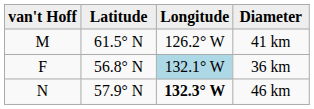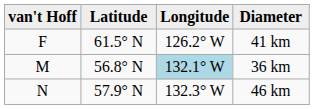(43, 41) M -> (43, 41) F
(43, 66) F -> (43, 66) M
(195, 91) bold -> (195, 91) normal
